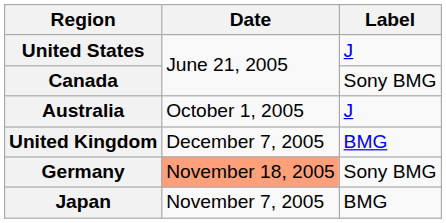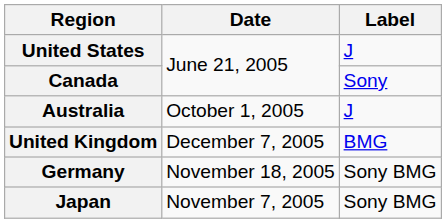(390, 80) Sony BMG -> (366, 80) Sony
(250, 171) lightsalmon background -> (250, 171) no background
(365, 202) BMG -> (390, 202) Sony BMG
